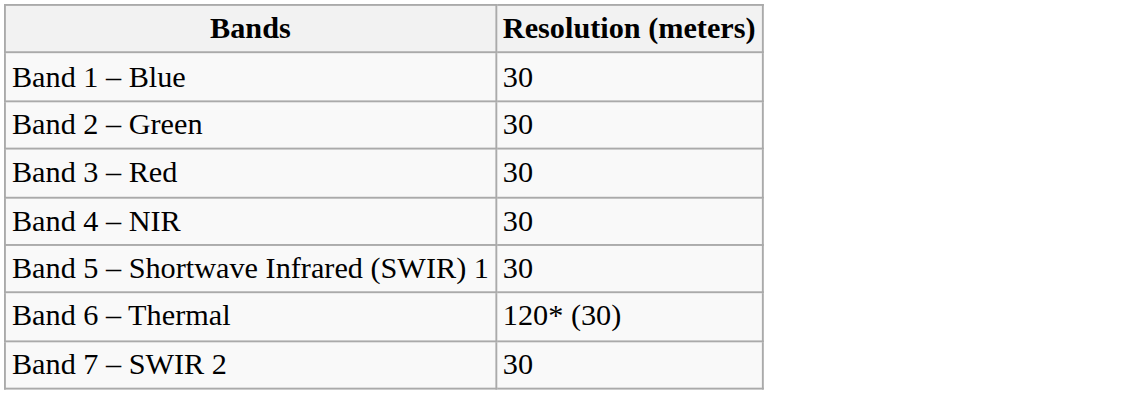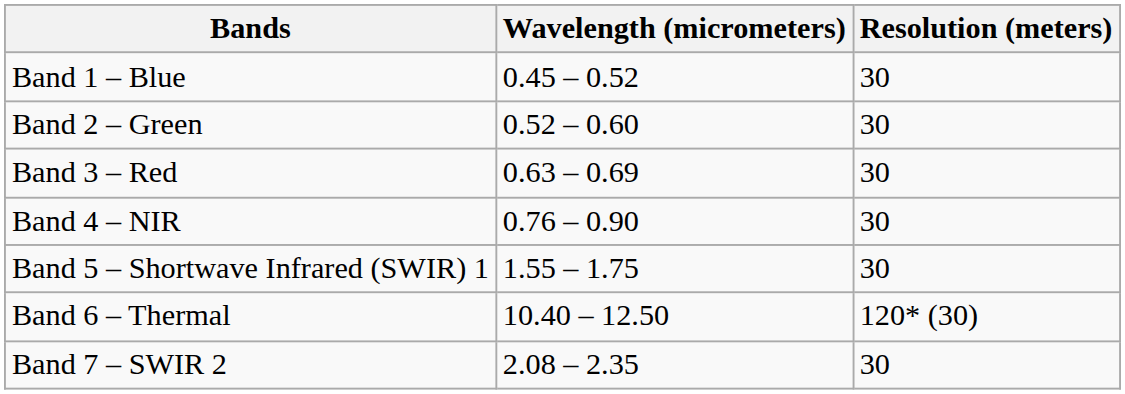+ column: (674, 28)
